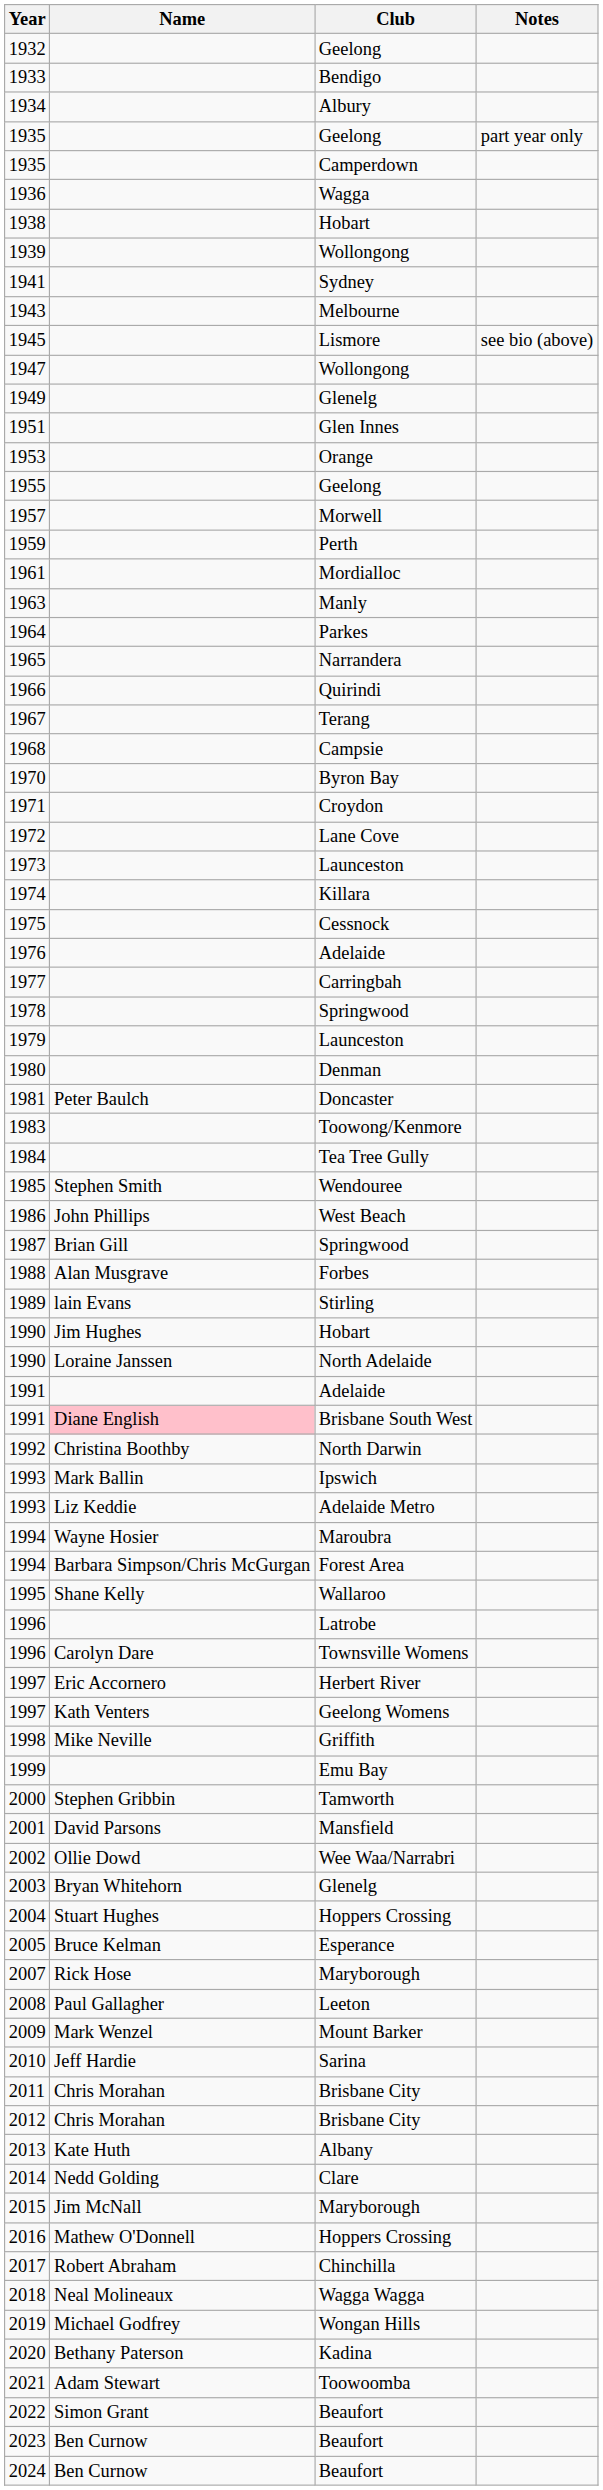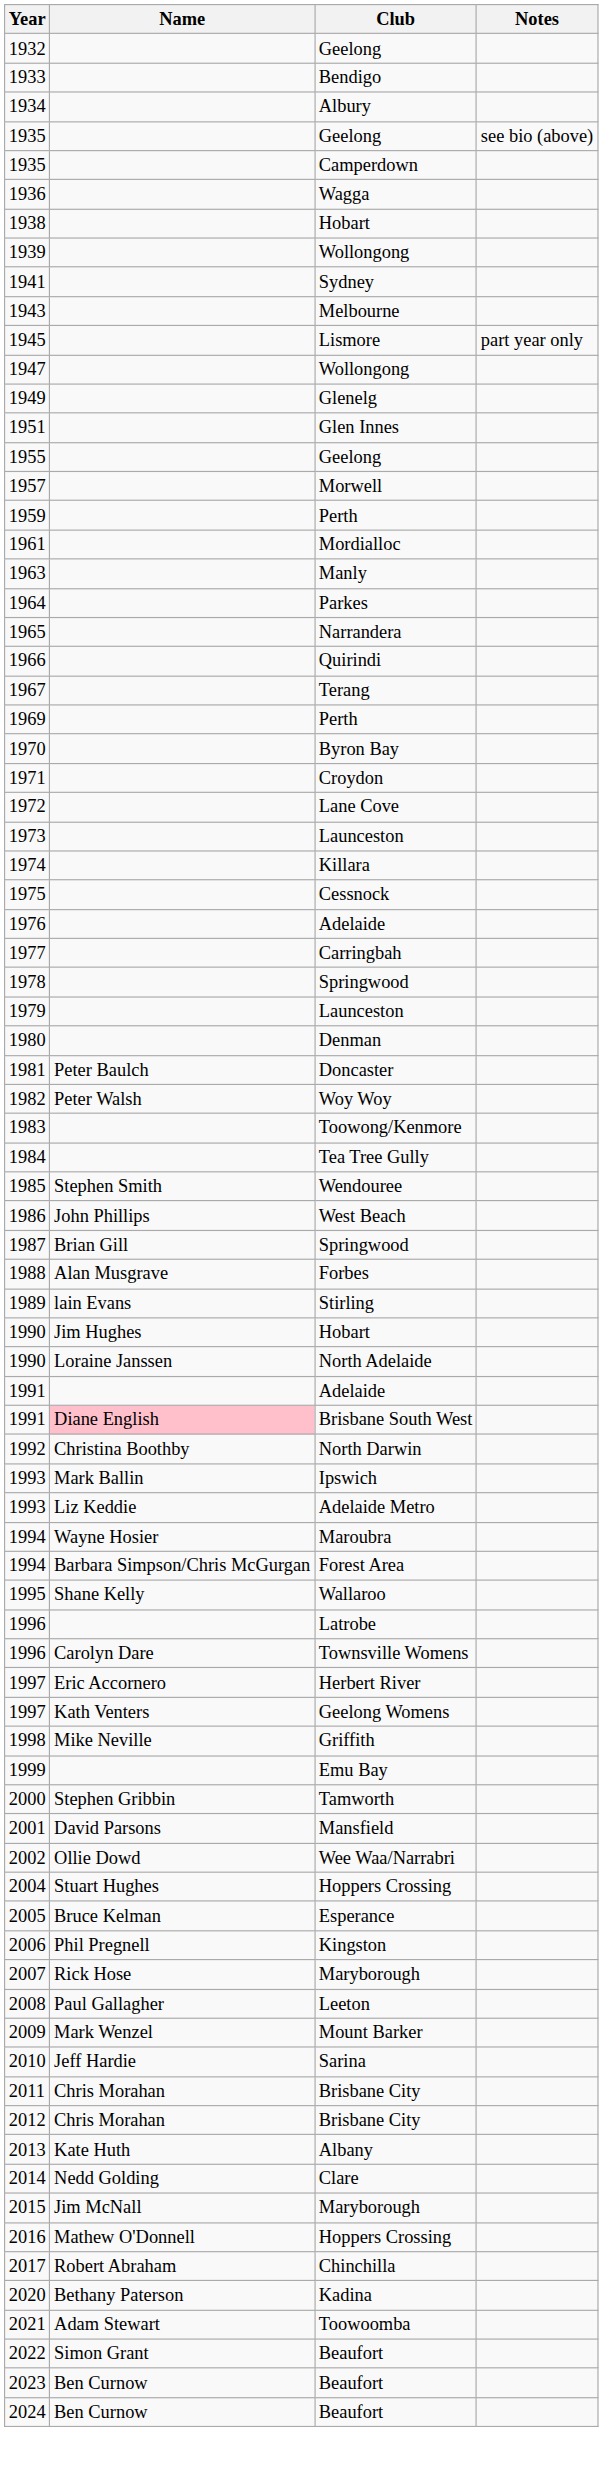(532, 135) part year only -> (537, 135) see bio (above)
(537, 340) see bio (above) -> (532, 340) part year only
- row: (27, 456)
- row: (27, 748)
+ row: (27, 719)
+ row: (27, 1098)
- row: (27, 1886)
+ row: (27, 1945)
- row: (27, 2295)
- row: (27, 2324)
